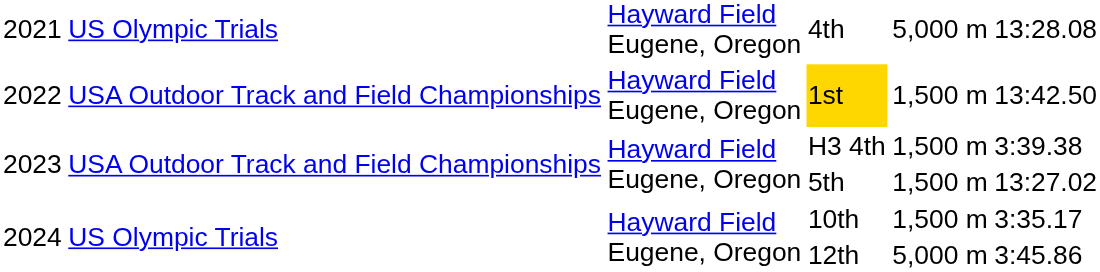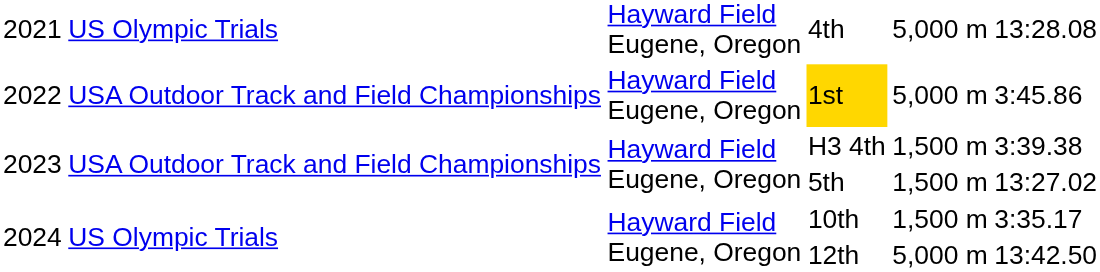(940, 95) 1,500 m -> (940, 95) 5,000 m
(1046, 95) 13:42.50 -> (1038, 95) 3:45.86
(1038, 255) 3:45.86 -> (1046, 255) 13:42.50
